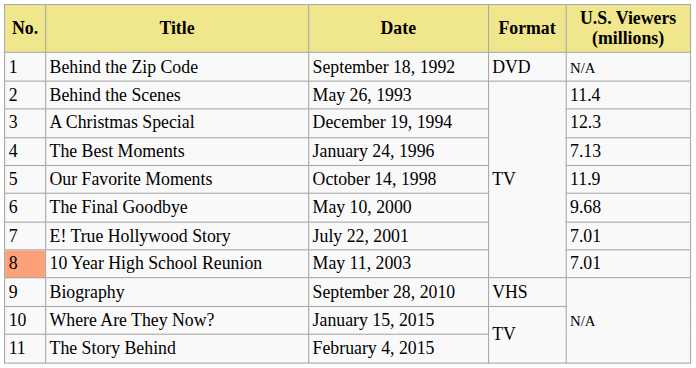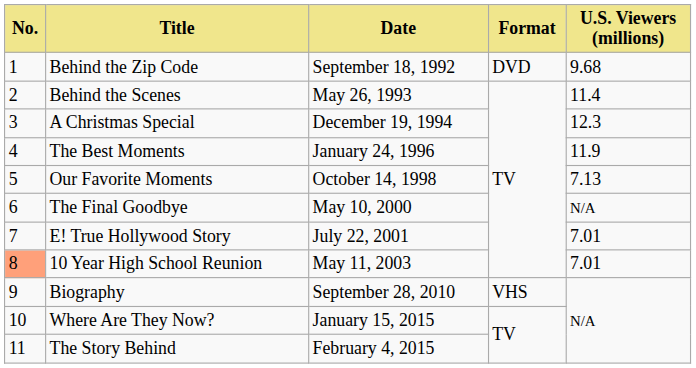(628, 67) N/A -> (586, 66) 9.68
(586, 151) 7.13 -> (585, 151) 11.9
(585, 179) 11.9 -> (586, 179) 7.13
(586, 207) 9.68 -> (628, 208) N/A
